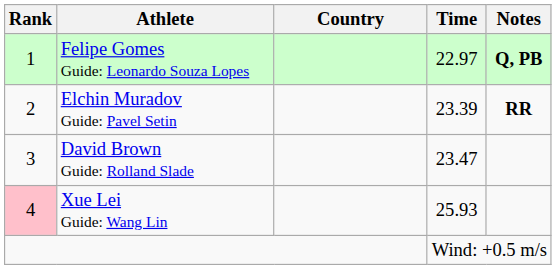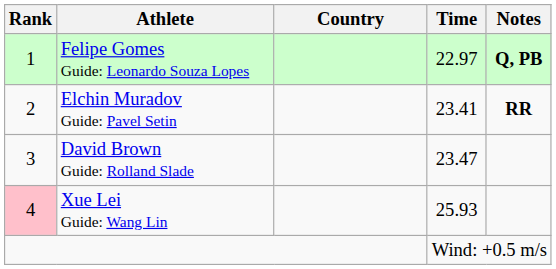(457, 109) 23.39 -> (457, 109) 23.41
